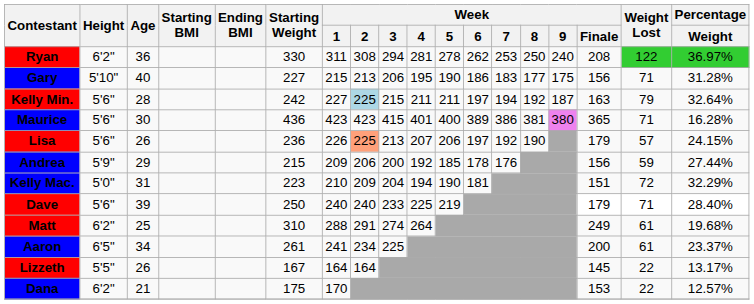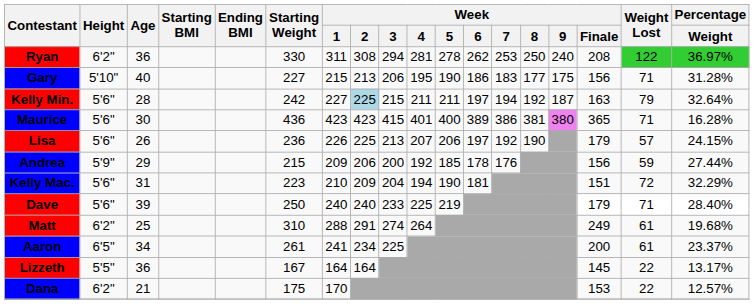(365, 141) lightsalmon background -> (365, 141) no background
(104, 183) 5'0" -> (104, 183) 5'6"
(143, 267) 26 -> (143, 267) 36
